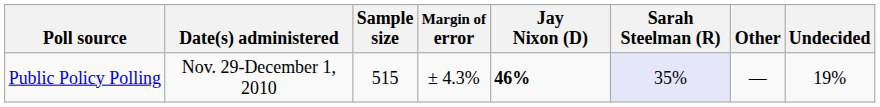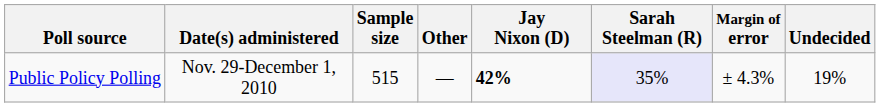columns swapped: (454, 29) <-> (758, 38)
(512, 77) 46% -> (494, 77) 42%
